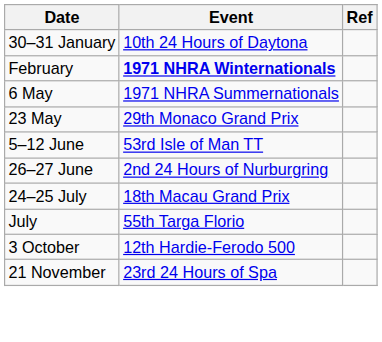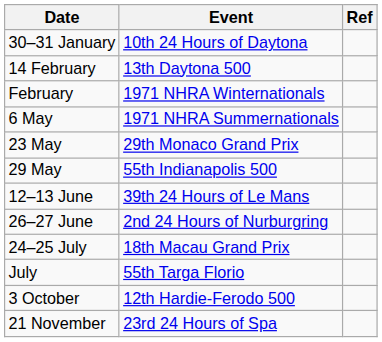+ row: (52, 68)
(229, 68) bold -> (224, 93) normal
+ row: (35, 170)
- row: (46, 144)
+ row: (51, 196)
